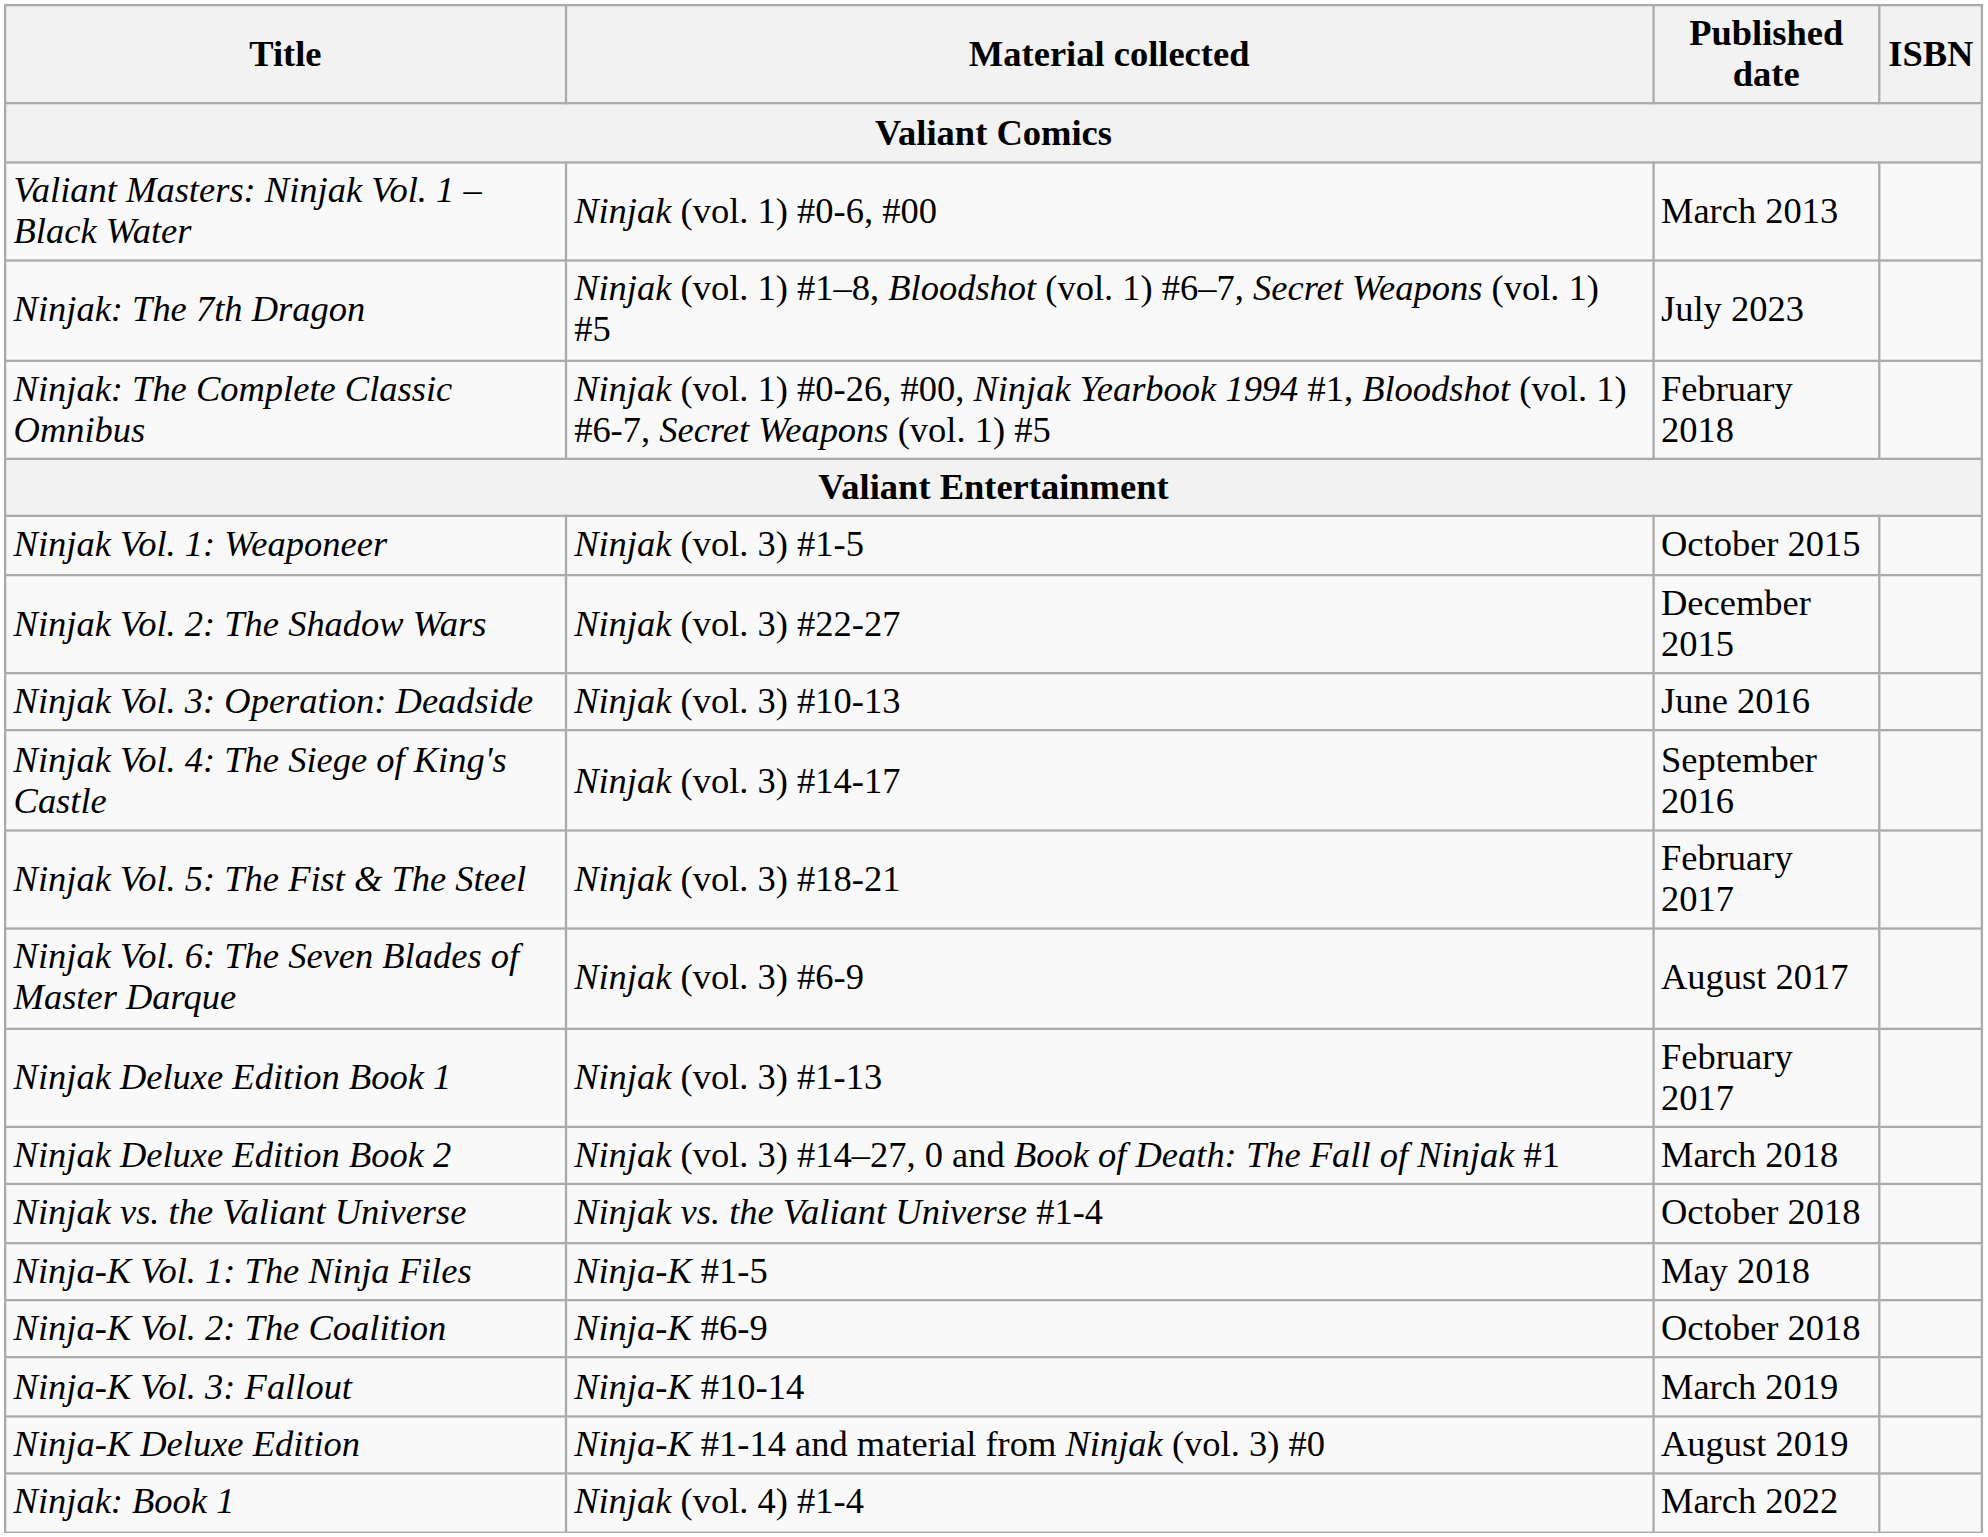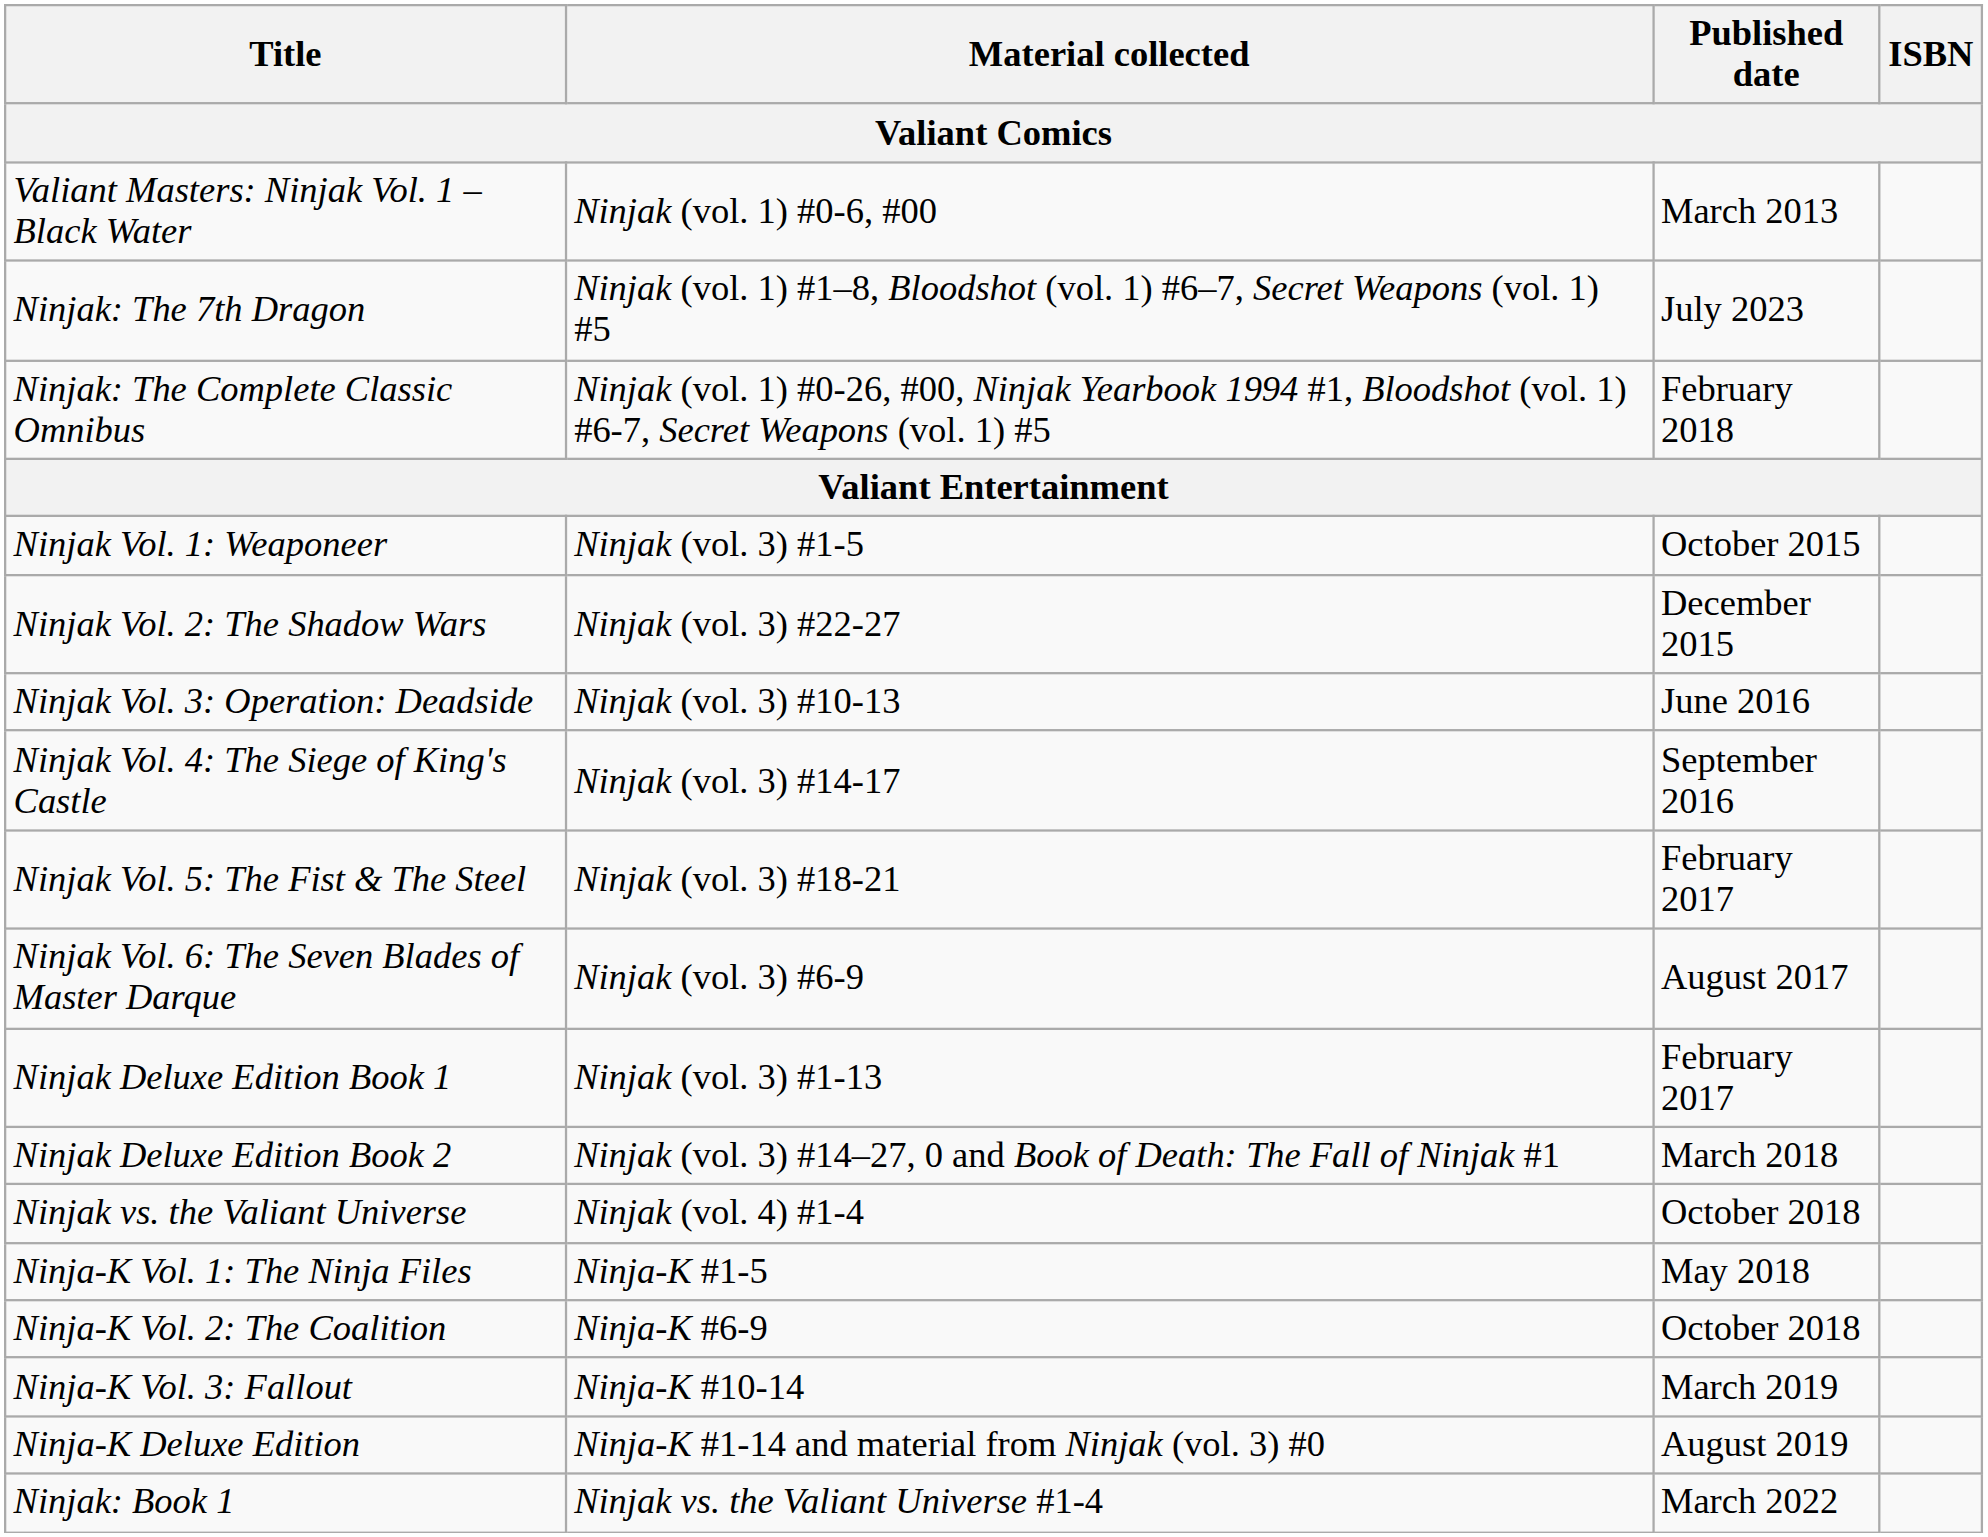(839, 1212) Ninjak vs. the Valiant Universe #1-4 -> (719, 1212) Ninjak (vol. 4) #1-4
(719, 1502) Ninjak (vol. 4) #1-4 -> (839, 1502) Ninjak vs. the Valiant Universe #1-4
